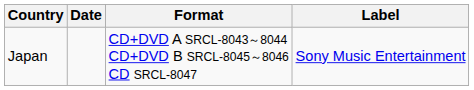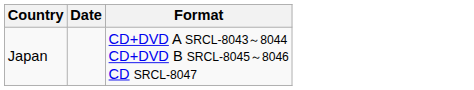- column: (381, 16)
